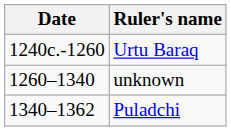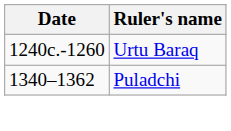- row: (149, 79)
